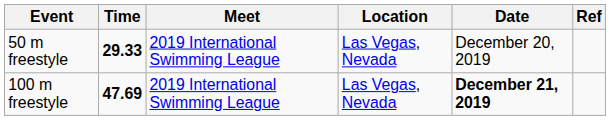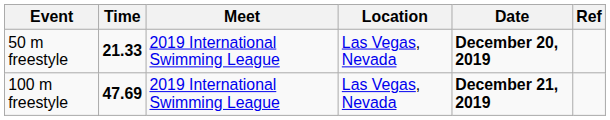(122, 51) 29.33 -> (122, 51) 21.33
(505, 51) normal -> (507, 51) bold
